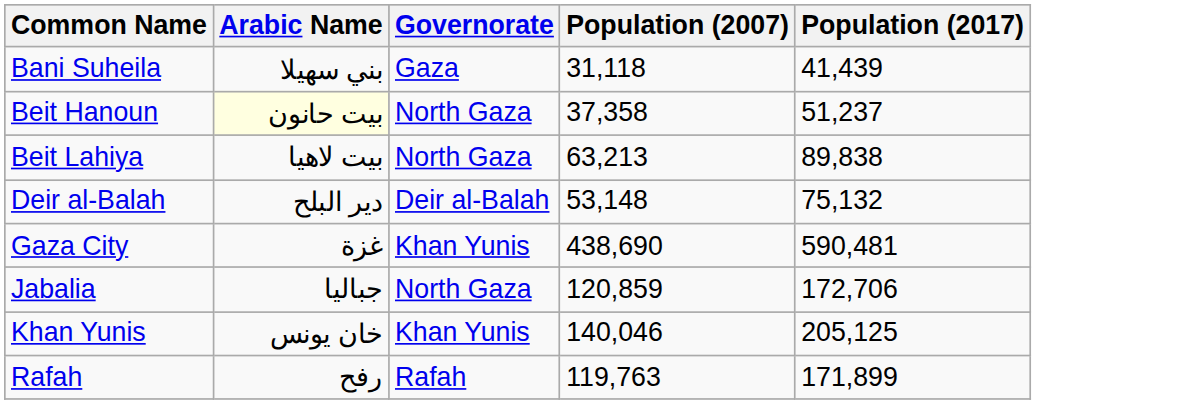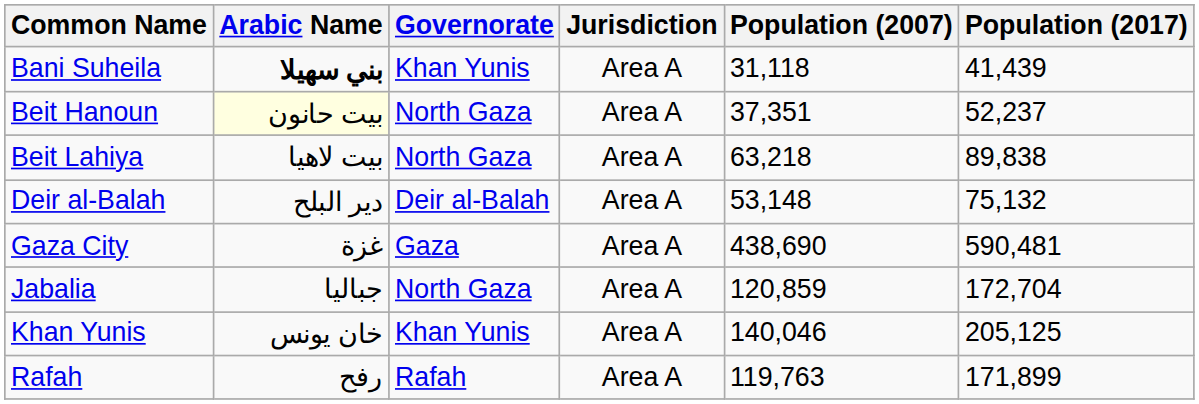+ column: (642, 25)
(331, 69) normal -> (331, 69) bold
(427, 68) Gaza -> (462, 68) Khan Yunis
(607, 112) 37,358 -> (771, 112) 37,351
(842, 112) 51,237 -> (1006, 112) 52,237
(607, 156) 63,213 -> (771, 156) 63,218
(462, 245) Khan Yunis -> (427, 245) Gaza
(850, 289) 172,706 -> (1013, 289) 172,704
